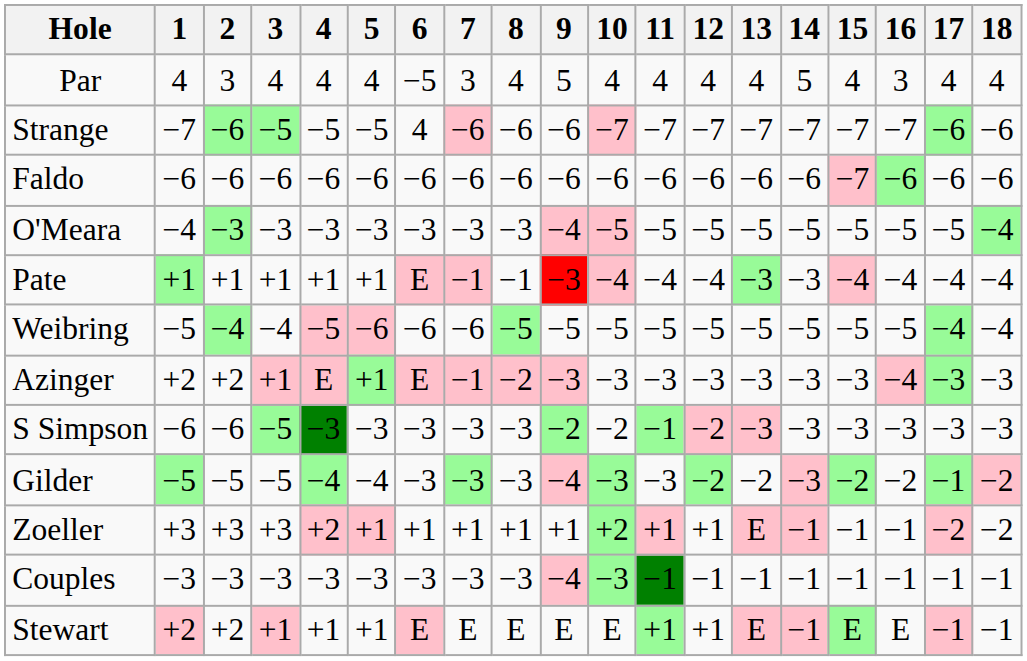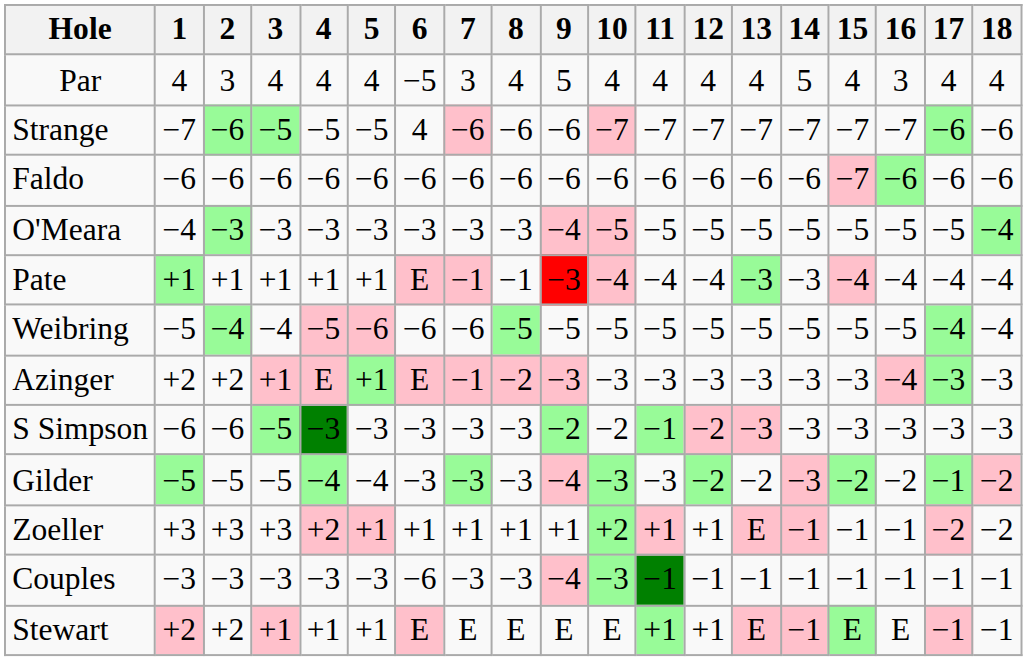(420, 579) −3 -> (420, 579) −6
